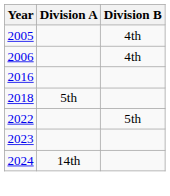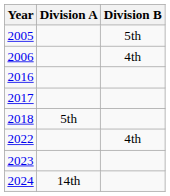(133, 35) 4th -> (133, 35) 5th
+ row: (21, 98)
(133, 118) 5th -> (133, 139) 4th
